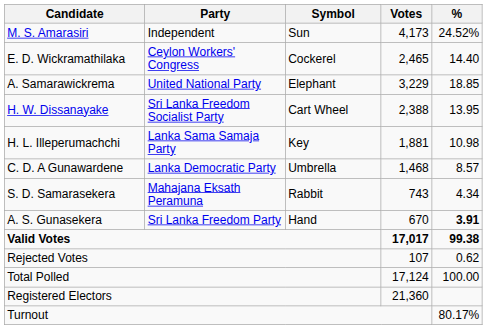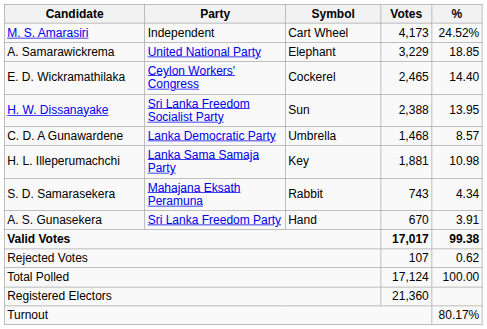(299, 33) Sun -> (318, 33) Cart Wheel
rows swapped: (61, 84) <-> (66, 58)
(318, 110) Cart Wheel -> (299, 110) Sun
rows swapped: (64, 142) <-> (65, 168)
(468, 220) bold -> (468, 220) normal
